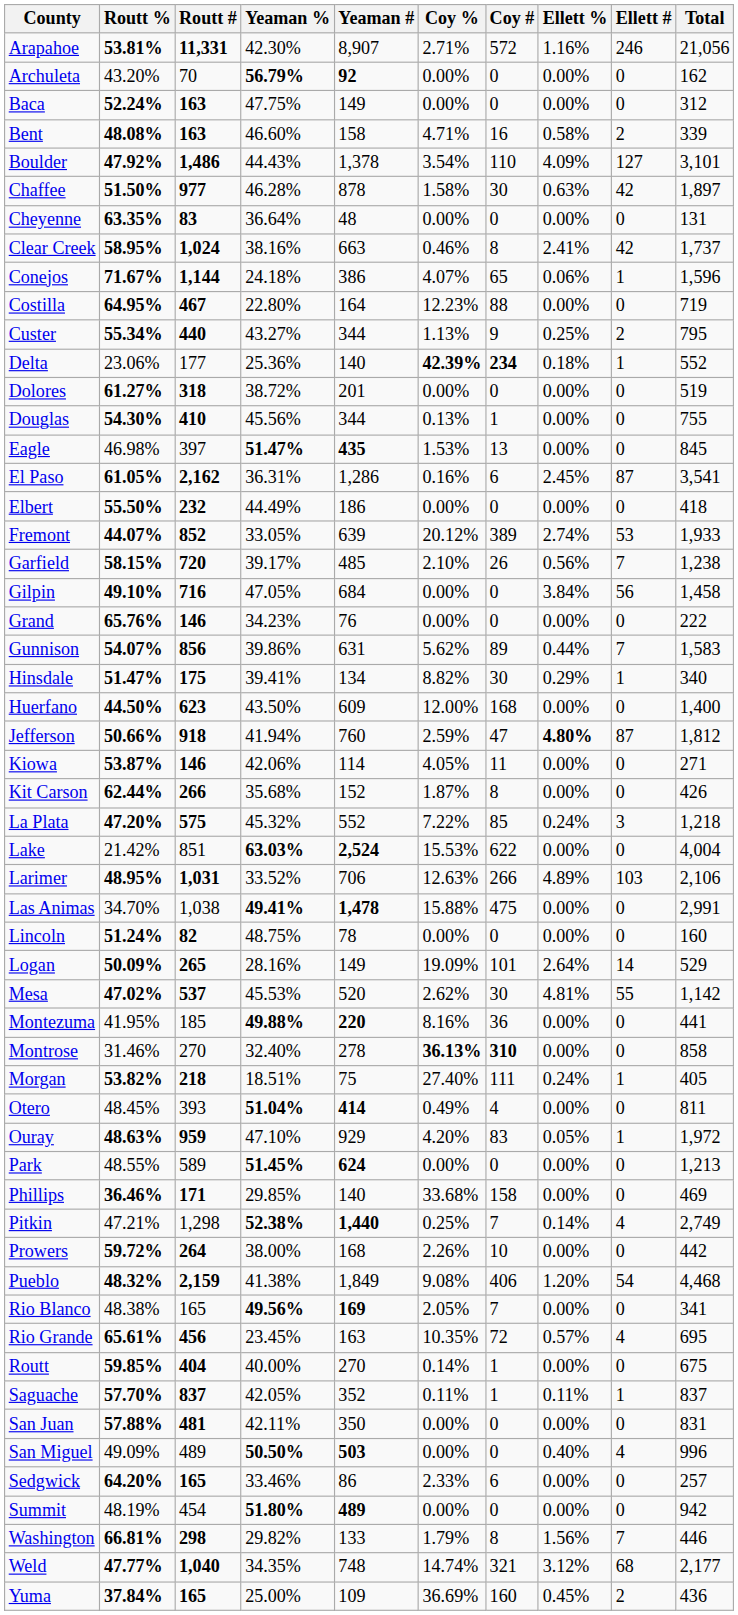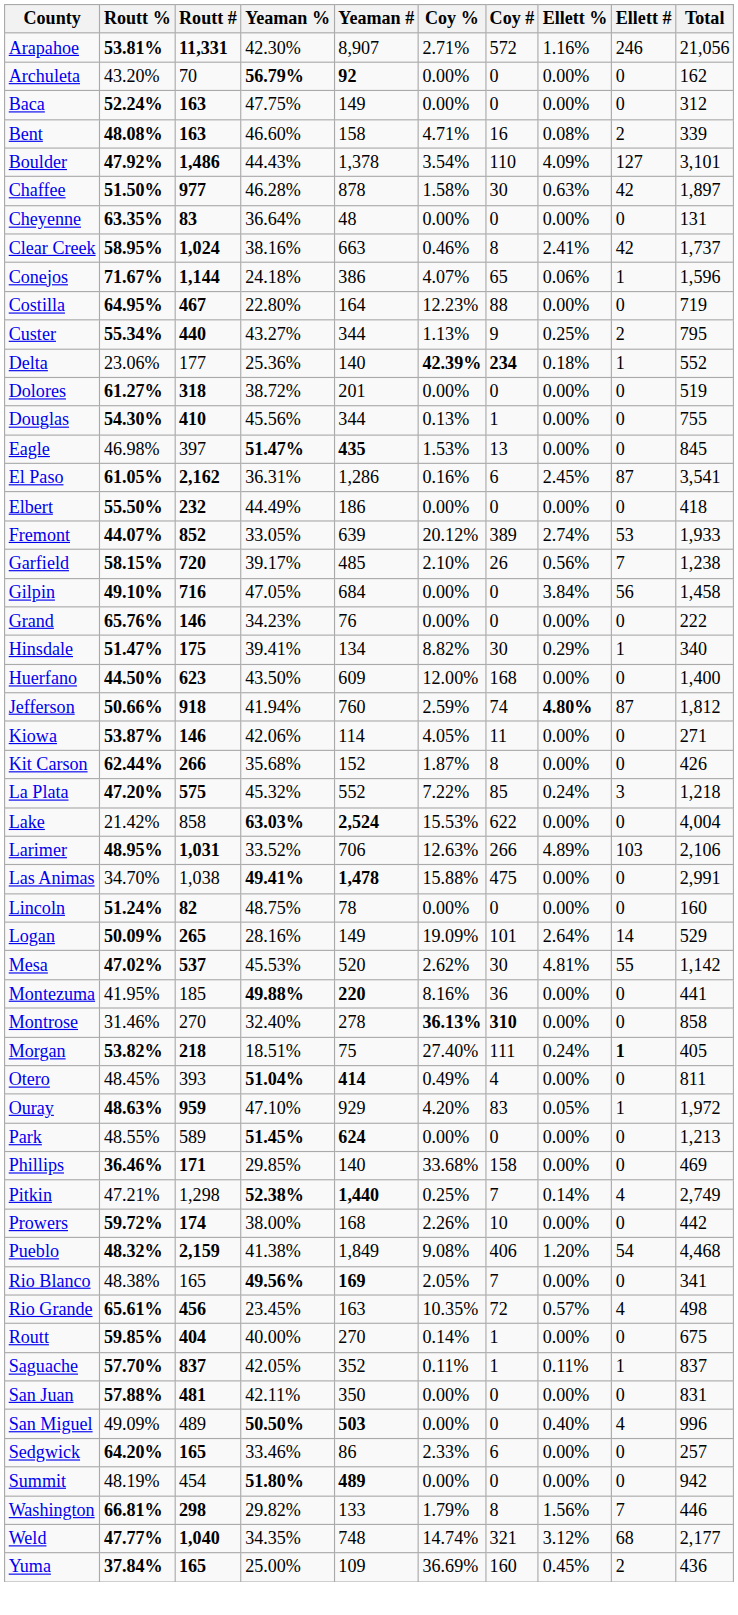(566, 133) 0.58% -> (566, 133) 0.08%
- row: (44, 649)
(499, 735) 47 -> (499, 707) 74
(193, 850) 851 -> (193, 821) 858
(620, 1079) normal -> (620, 1051) bold
(193, 1251) 264 -> (193, 1223) 174
(693, 1337) 695 -> (693, 1309) 498
